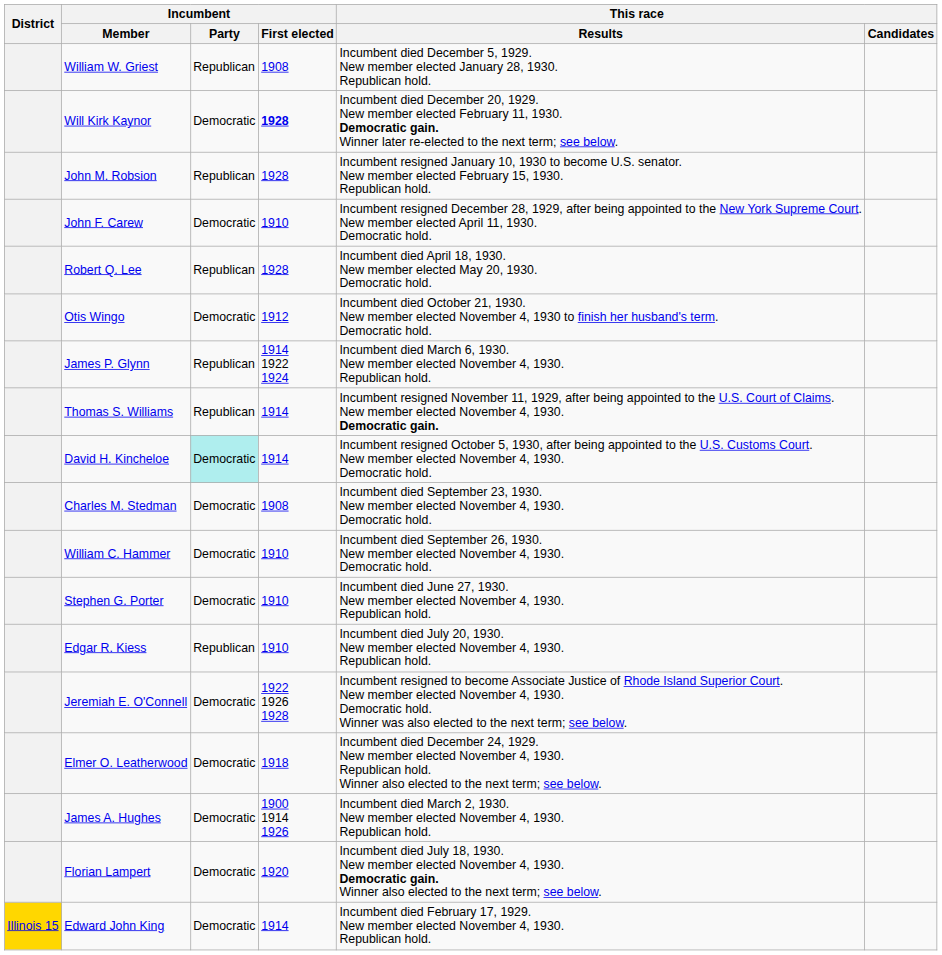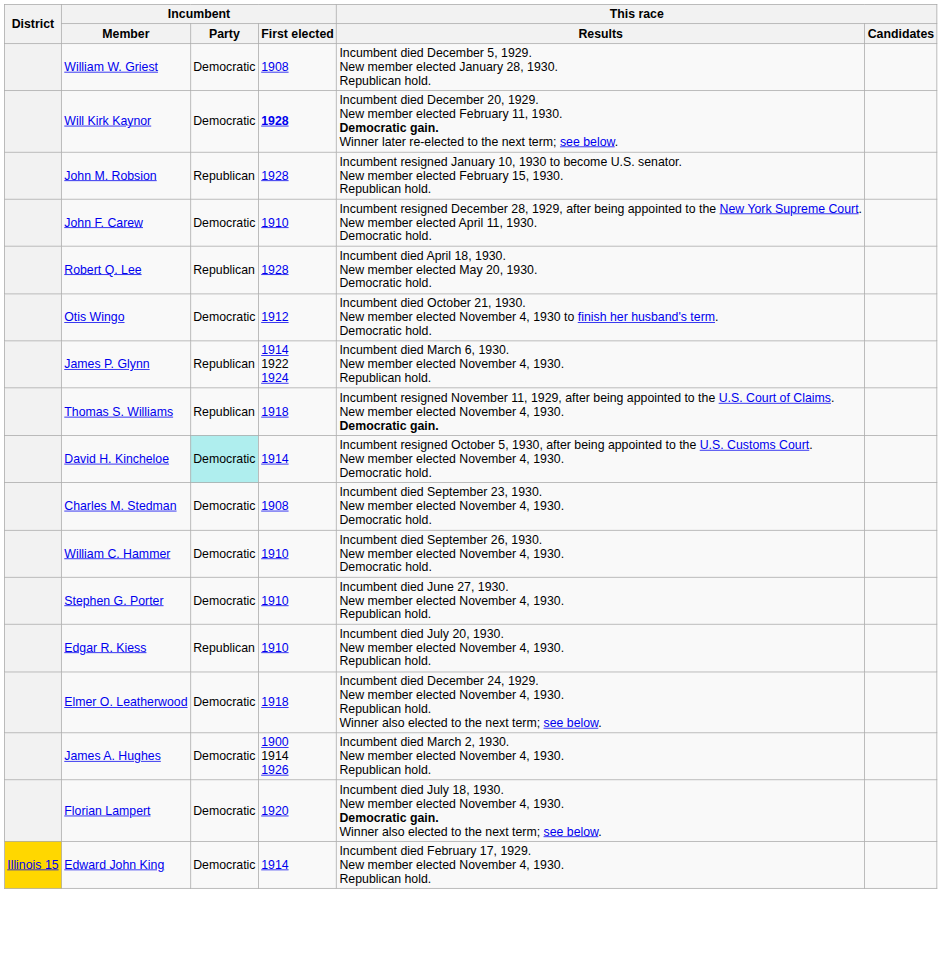(224, 67) Republican -> (224, 67) Democratic
(275, 411) 1914 -> (275, 411) 1918
- row: (126, 702)
